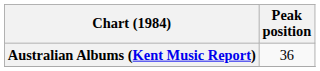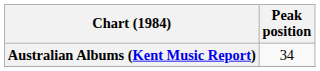(287, 54) 36 -> (287, 54) 34
